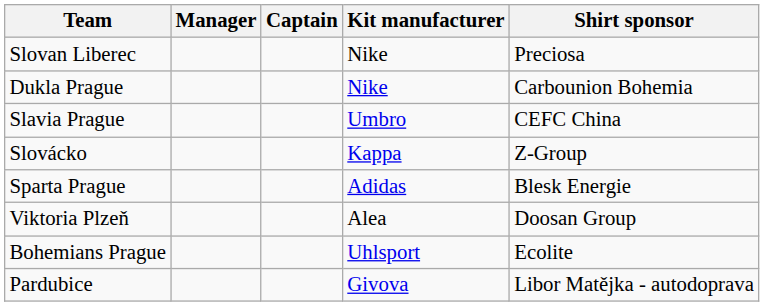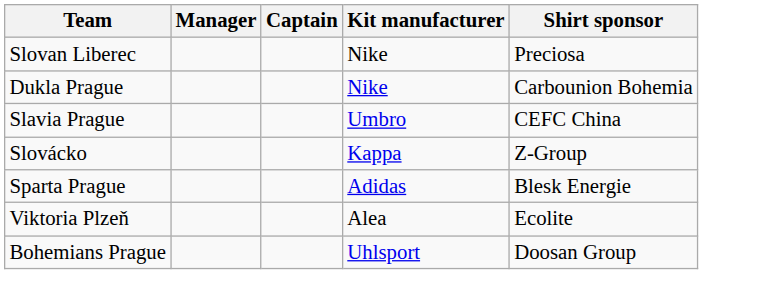(575, 218) Doosan Group -> (544, 218) Ecolite
(544, 251) Ecolite -> (575, 251) Doosan Group
- row: (51, 284)
